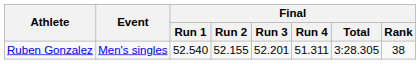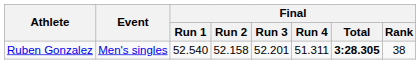(231, 50) 52.155 -> (231, 50) 52.158
(357, 50) normal -> (357, 50) bold
